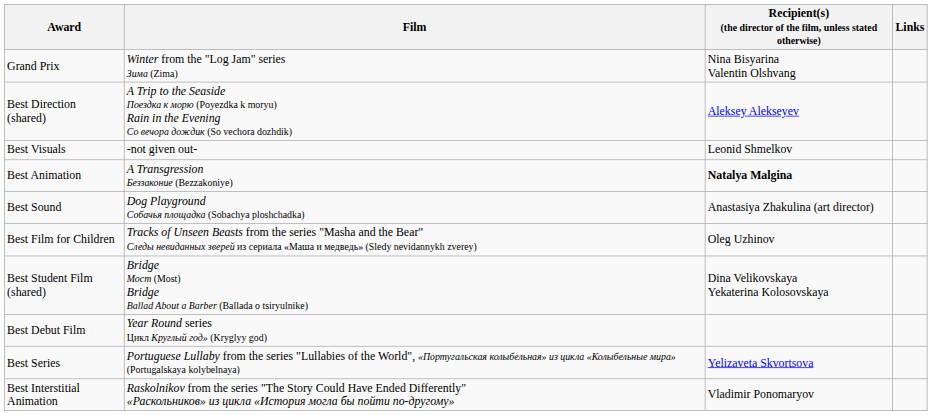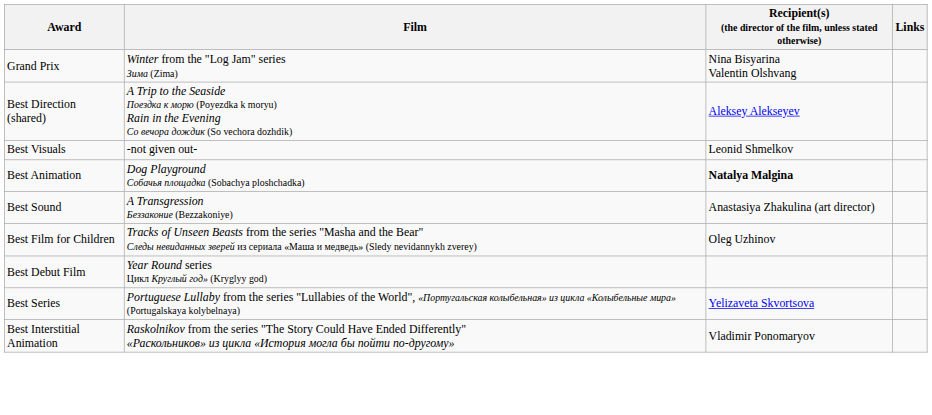(180, 175) A Transgression Беззаконие (Bezzakoniye) -> (216, 175) Dog Playground Собачья площадка (Sobachya ploshchadka)
(216, 207) Dog Playground Собачья площадка (Sobachya ploshchadka) -> (180, 207) A Transgression Беззаконие (Bezzakoniye)
- row: (50, 285)
